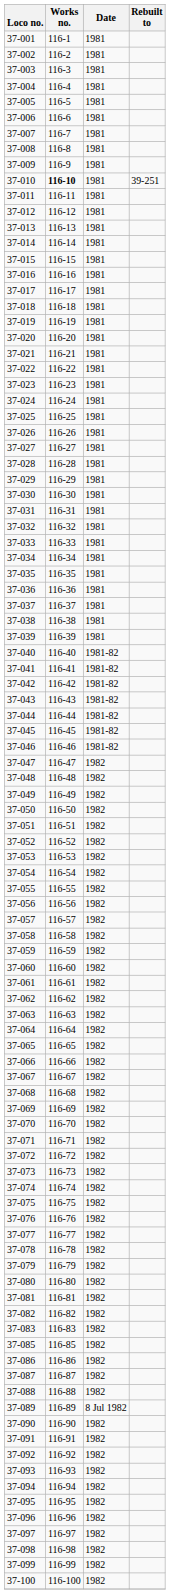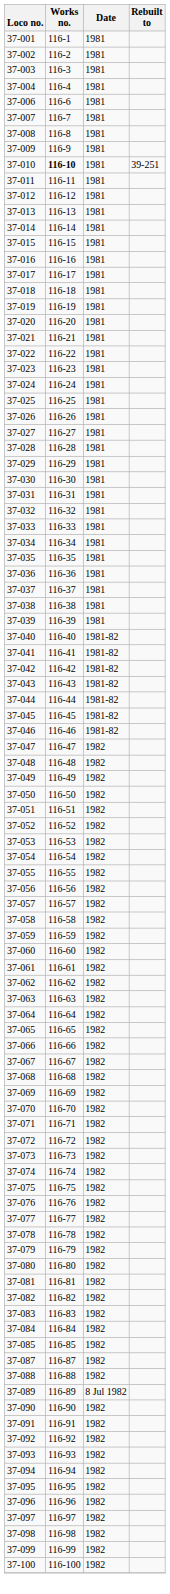- row: (21, 102)
+ row: (21, 1329)
- row: (21, 1360)
